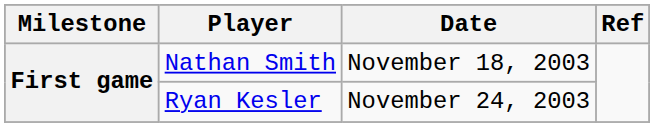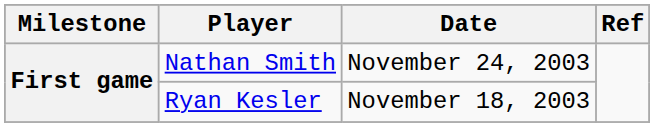(469, 63) November 18, 2003 -> (469, 63) November 24, 2003
(469, 102) November 24, 2003 -> (469, 102) November 18, 2003
